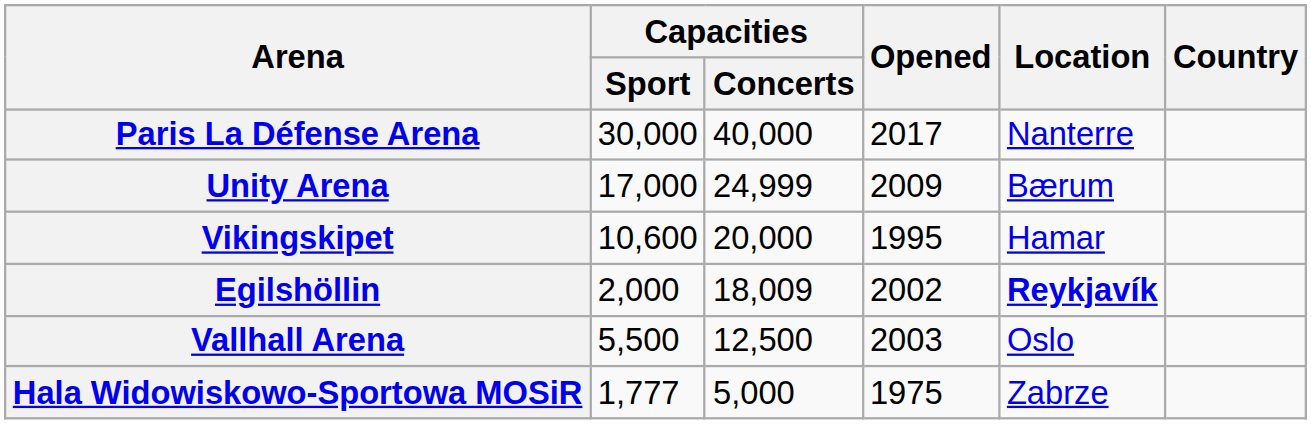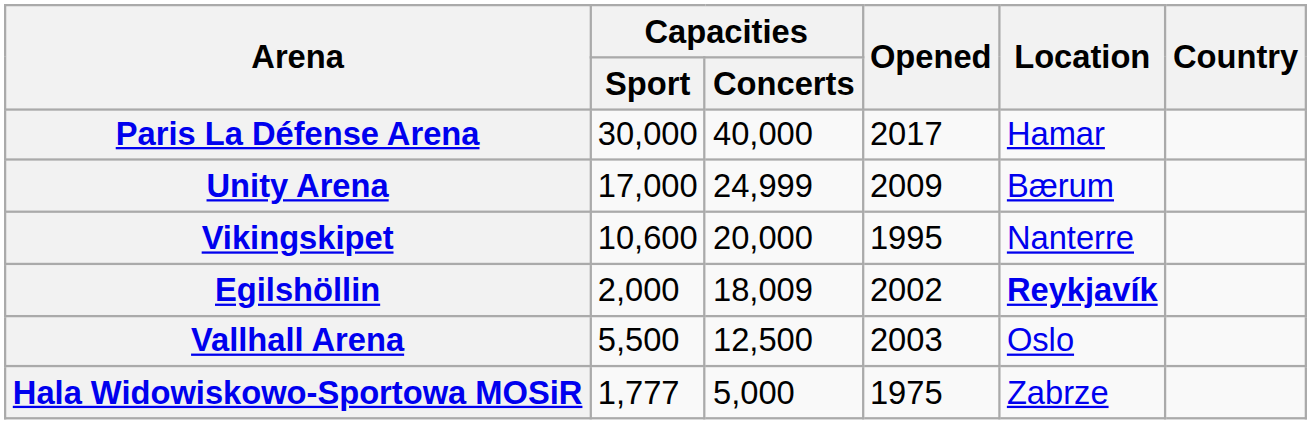(1070, 135) Nanterre -> (1056, 135) Hamar
(1056, 238) Hamar -> (1070, 238) Nanterre
